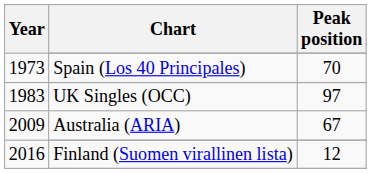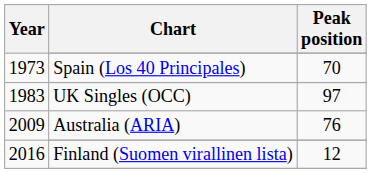(332, 125) 67 -> (332, 125) 76
